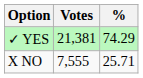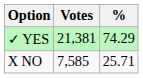(73, 61) 7,555 -> (73, 61) 7,585
